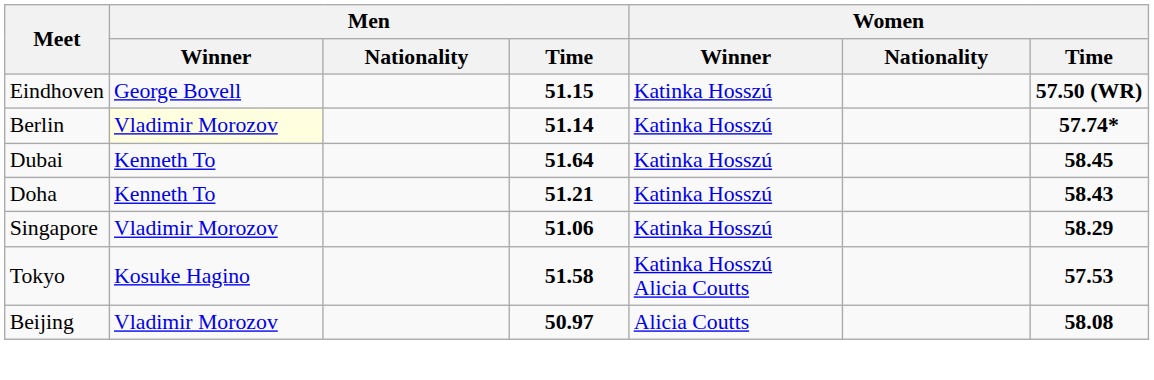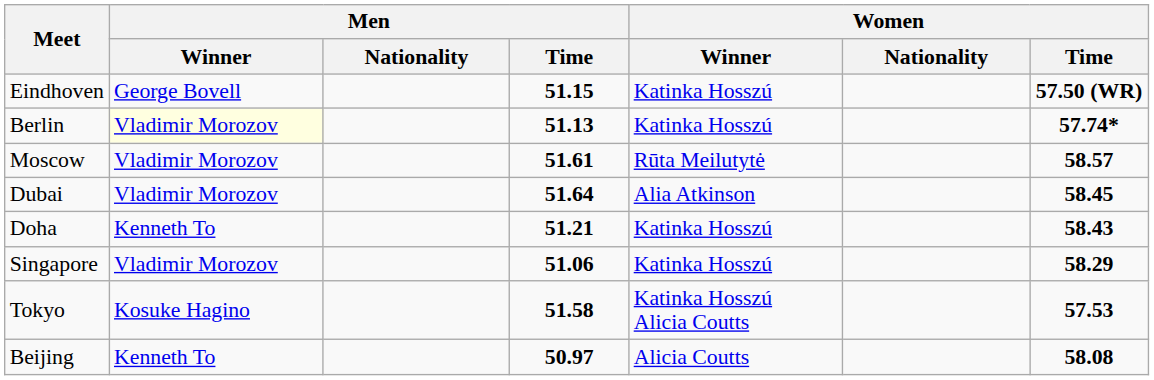(569, 125) 51.14 -> (569, 125) 51.13
+ row: (47, 159)
(165, 159) Kenneth To -> (196, 194) Vladimir Morozov
(703, 159) Katinka Hosszú -> (694, 194) Alia Atkinson
(196, 322) Vladimir Morozov -> (165, 356) Kenneth To
